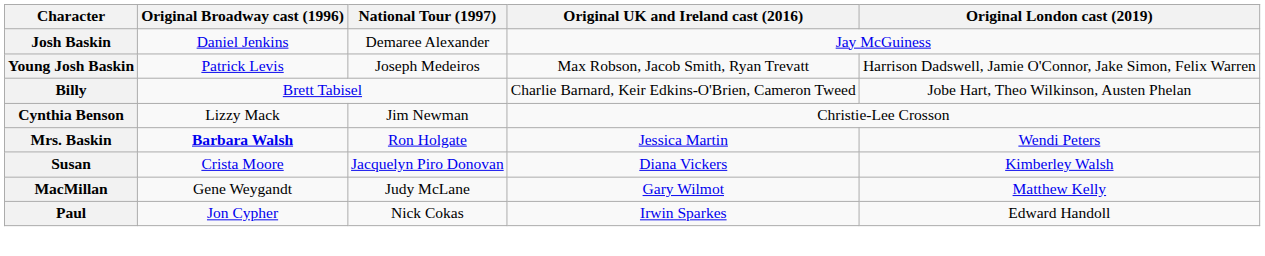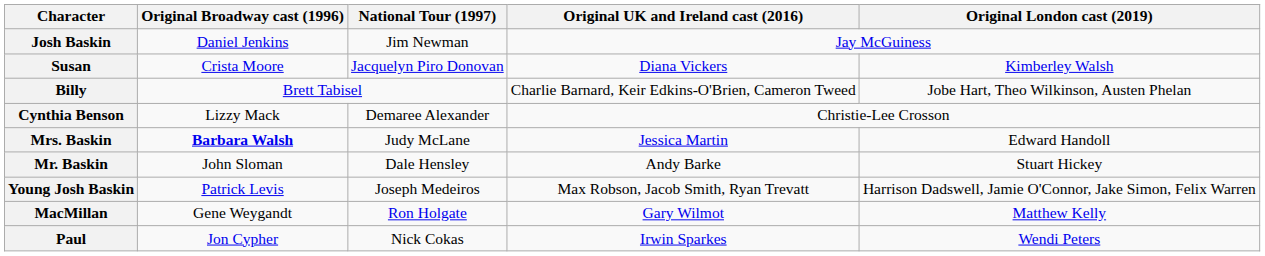(427, 41) Demaree Alexander -> (427, 41) Jim Newman
rows swapped: (71, 164) <-> (71, 66)
(427, 115) Jim Newman -> (427, 115) Demaree Alexander
(427, 139) Ron Holgate -> (427, 139) Judy McLane
(1059, 139) Wendi Peters -> (1059, 139) Edward Handoll
+ row: (71, 164)
(427, 189) Judy McLane -> (427, 213) Ron Holgate
(1059, 213) Edward Handoll -> (1059, 238) Wendi Peters
